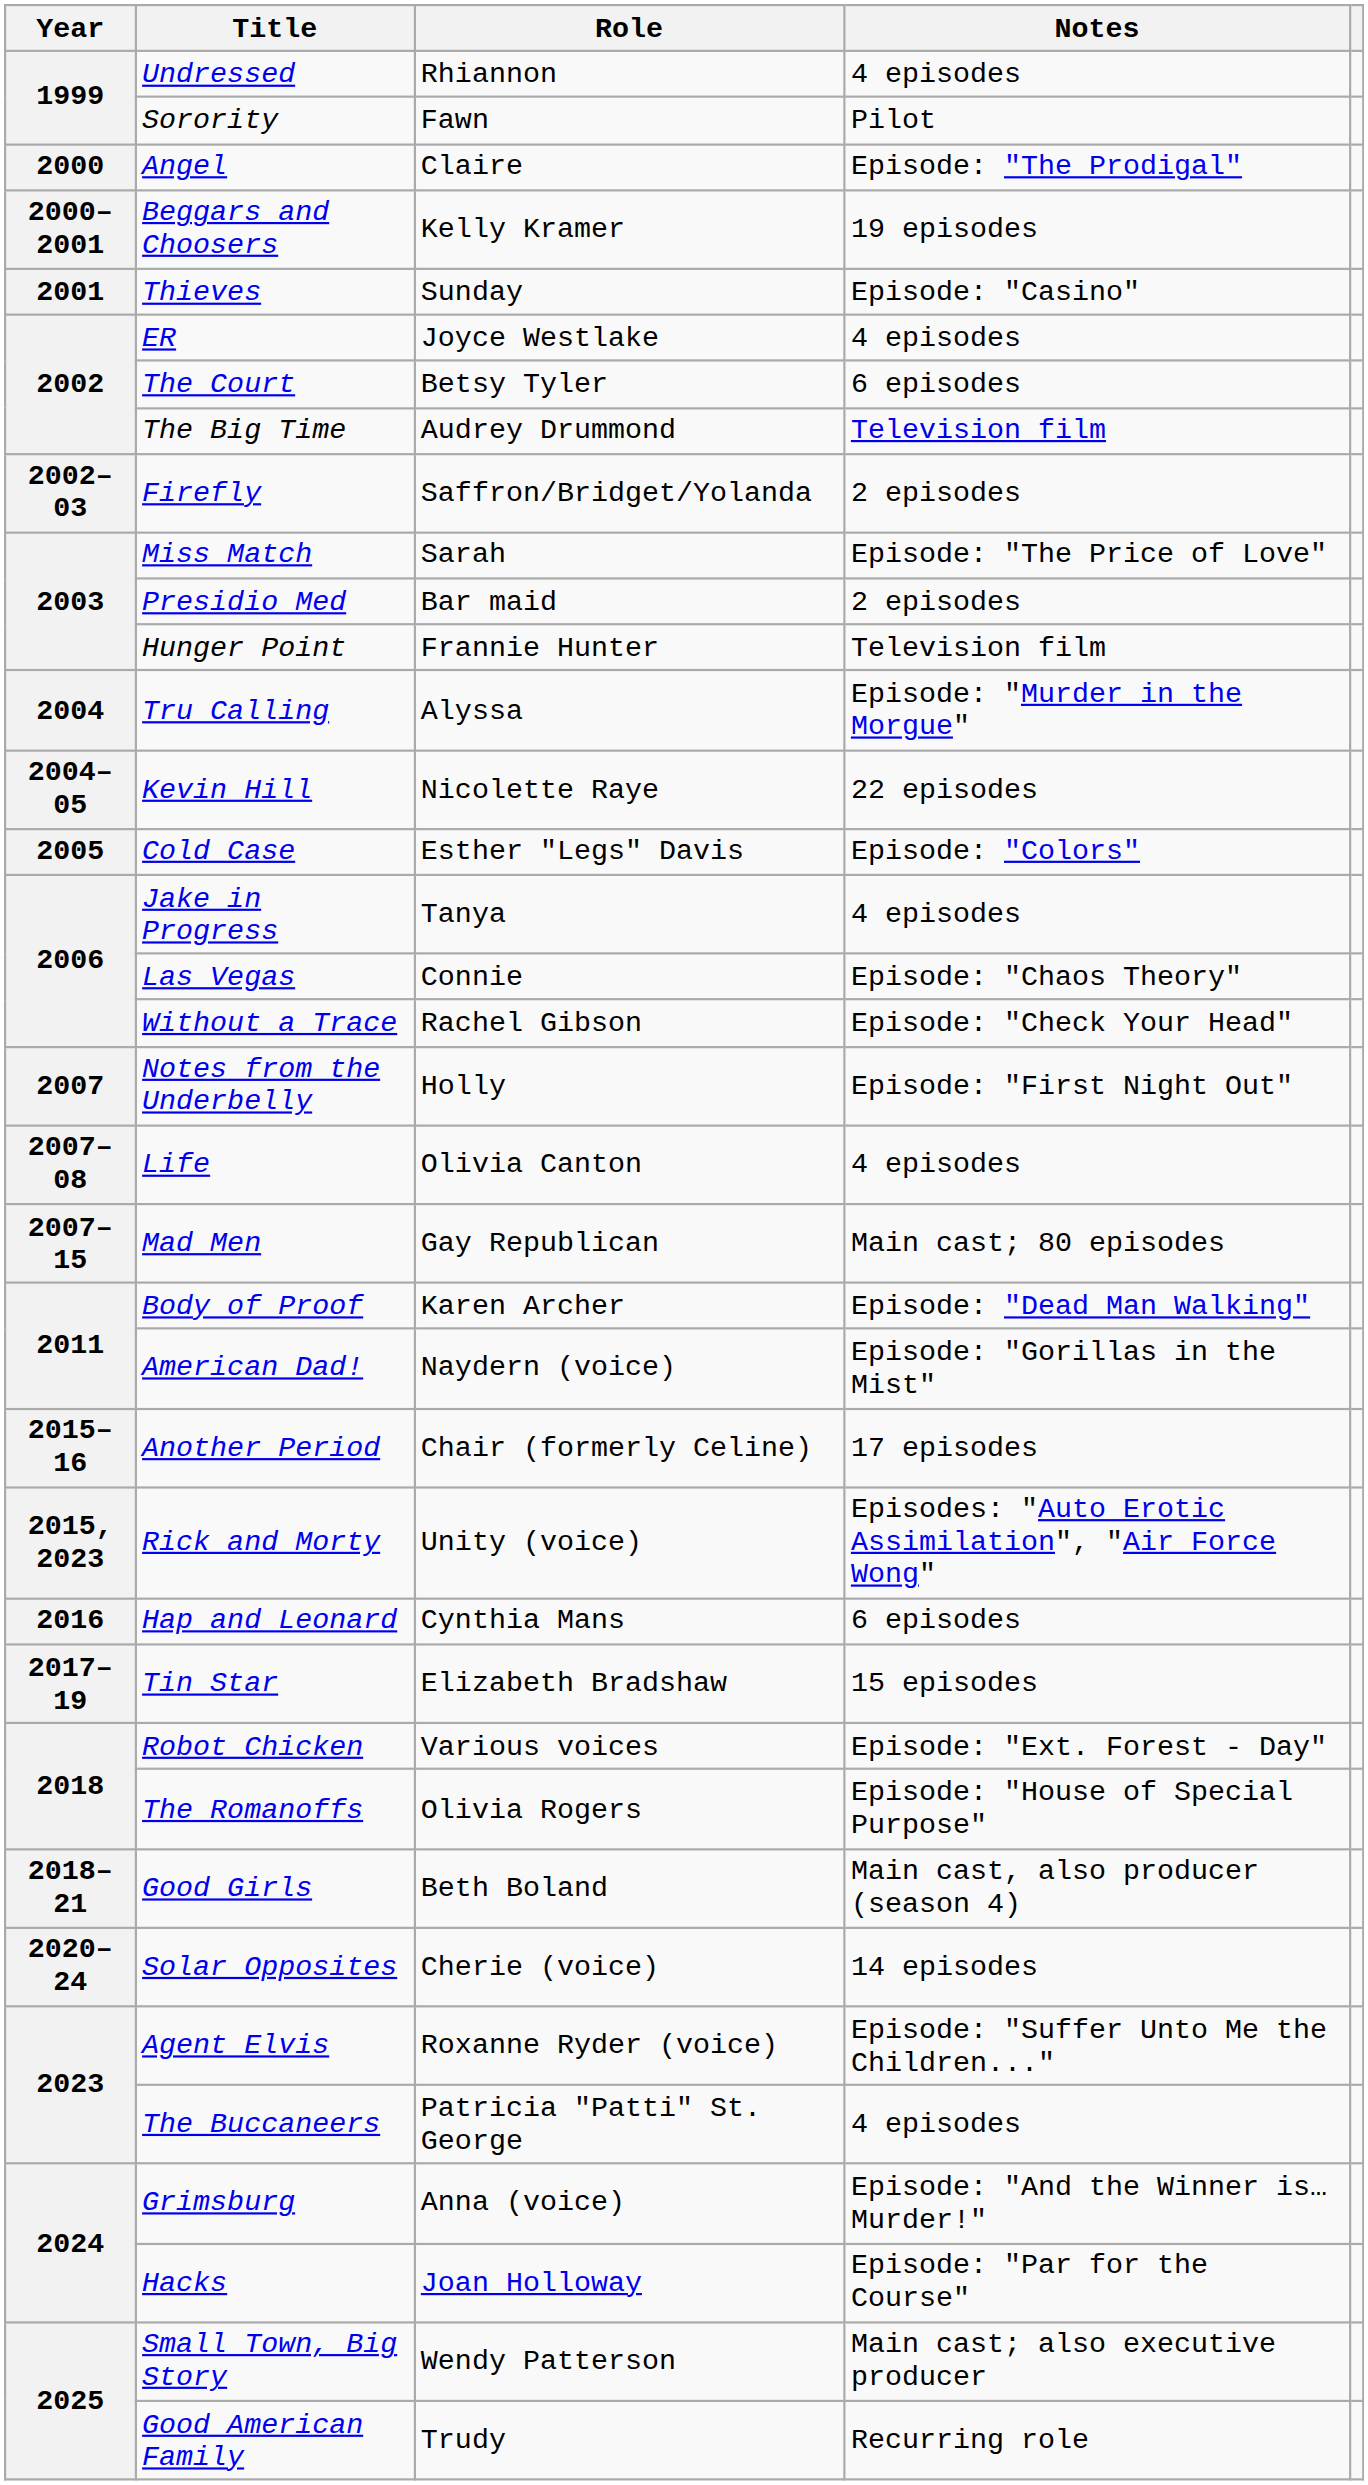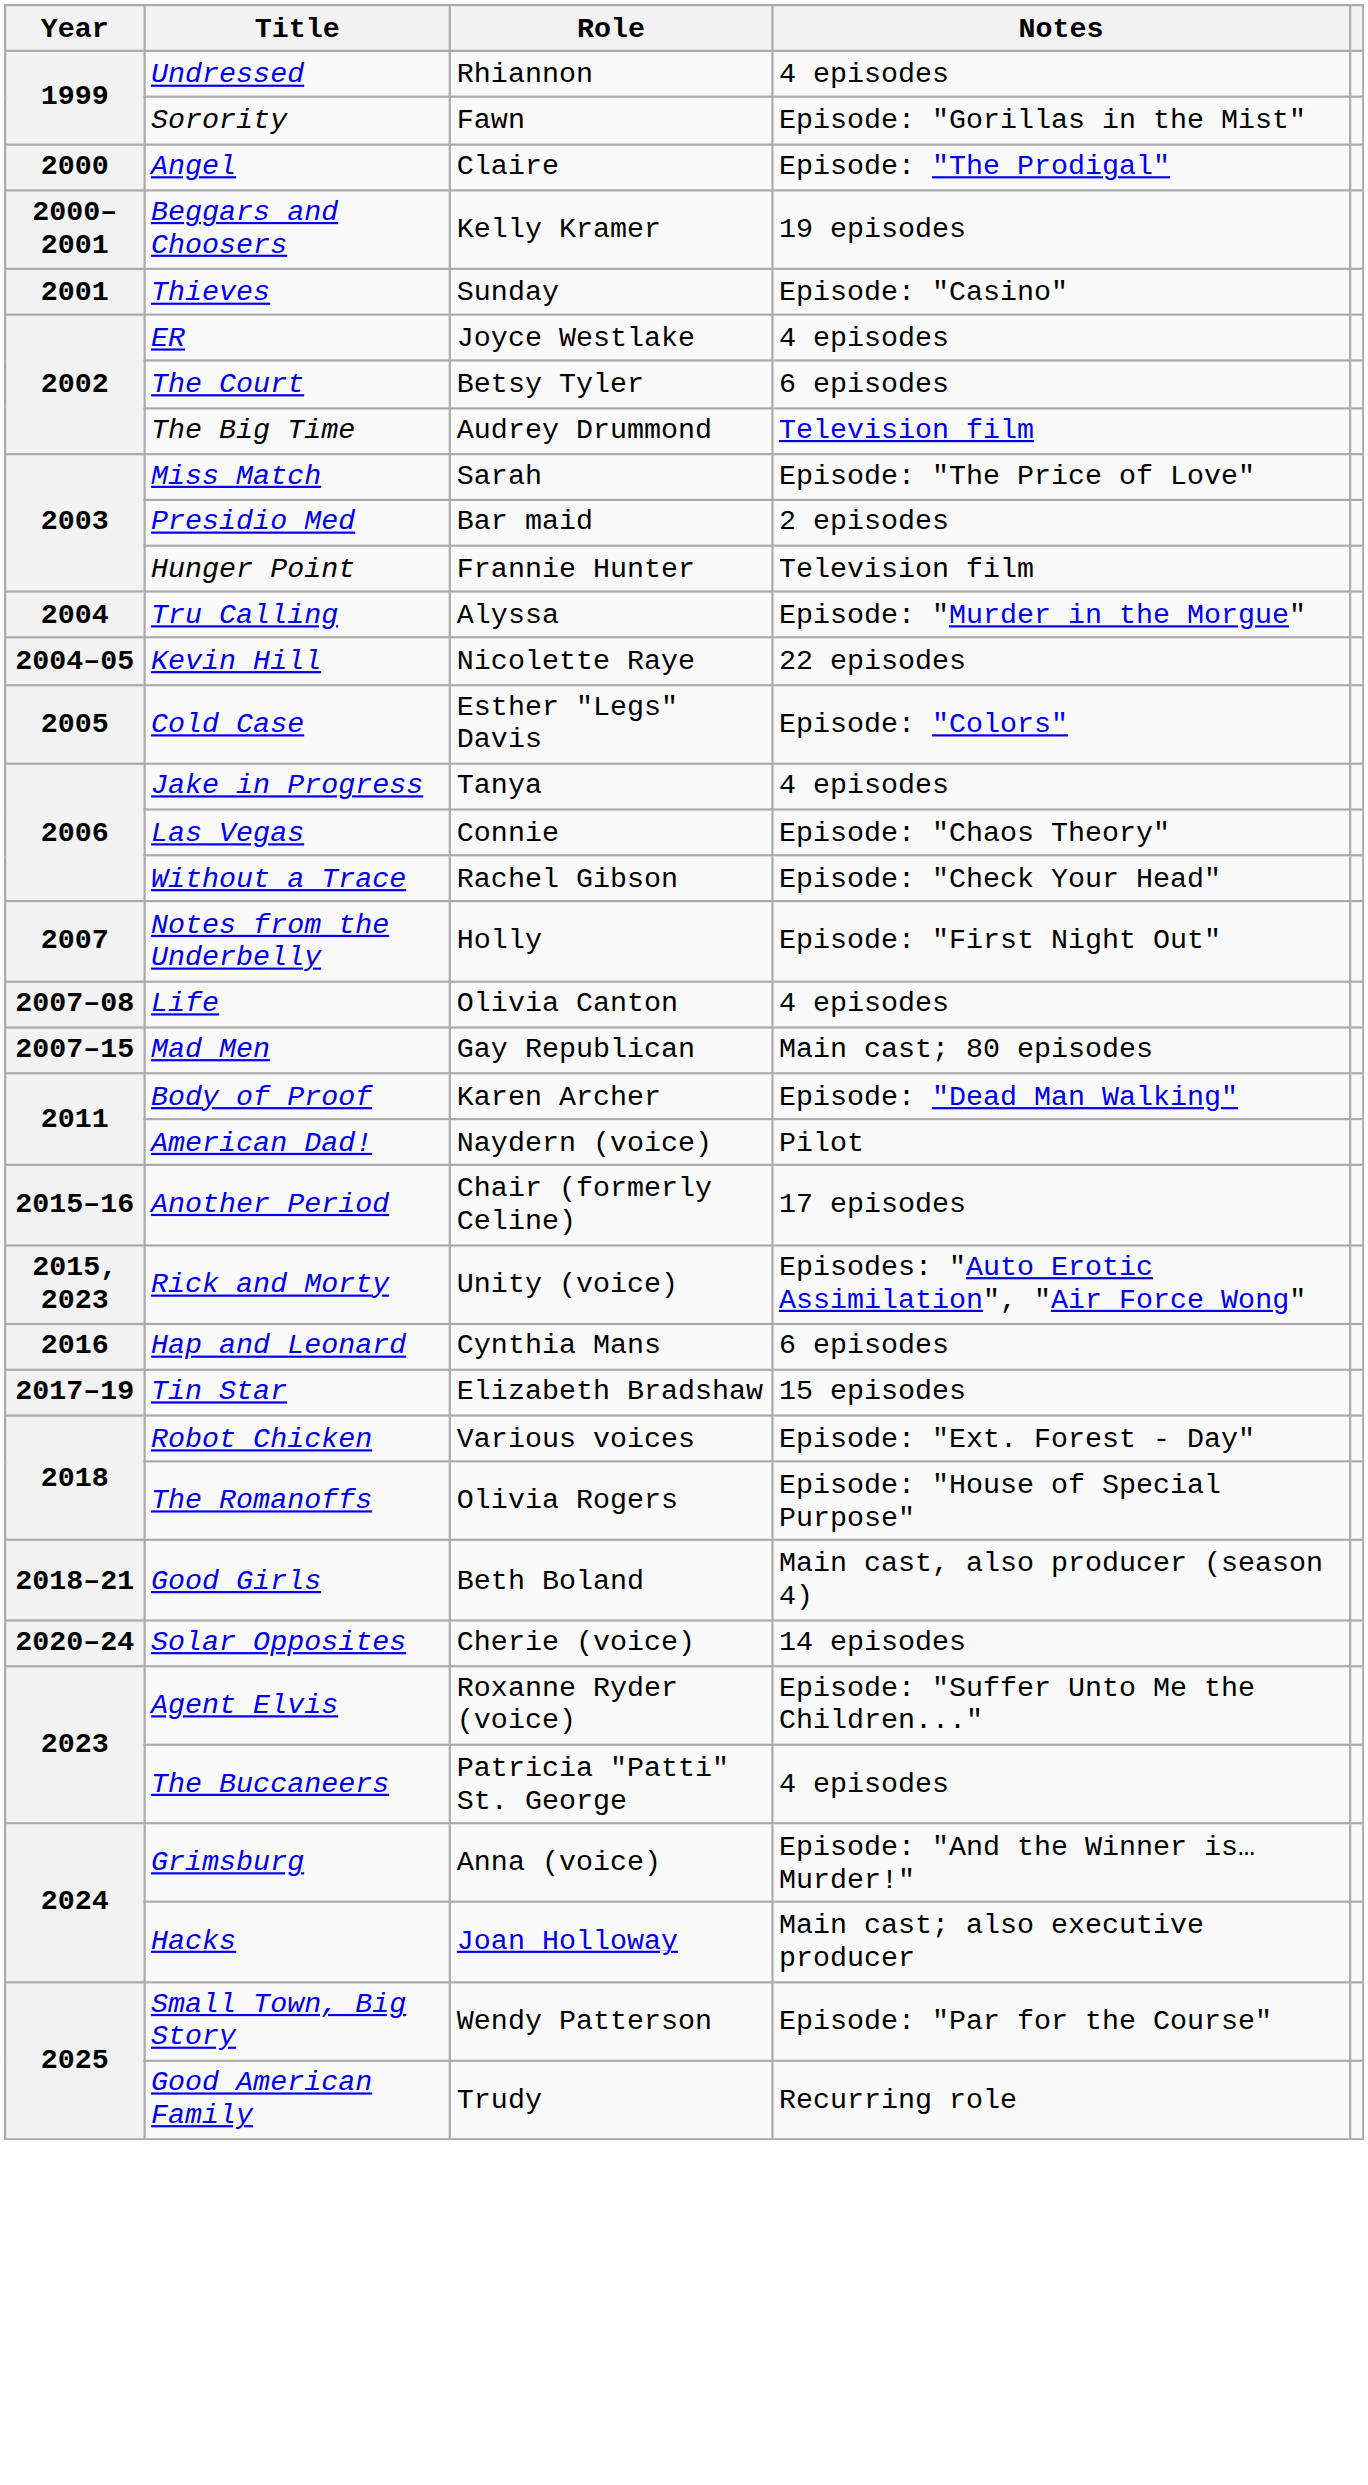(893, 121) Pilot -> (1042, 121) Episode: "Gorillas in the Mist"
- row: (202, 493)
(1063, 1368) Episode: "Gorillas in the Mist" -> (821, 1142) Pilot
(1029, 2282) Episode: "Par for the Course" -> (991, 1942) Main cast; also executive producer
(1063, 2361) Main cast; also executive producer -> (1026, 2021) Episode: "Par for the Course"
